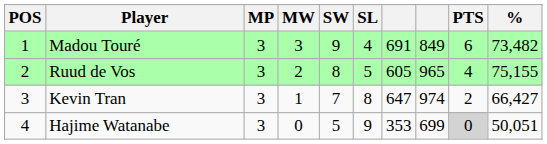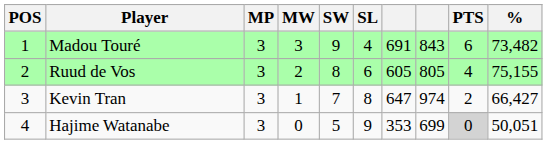(432, 44) 849 -> (432, 44) 843
(368, 71) 5 -> (368, 71) 6
(432, 71) 965 -> (432, 71) 805
